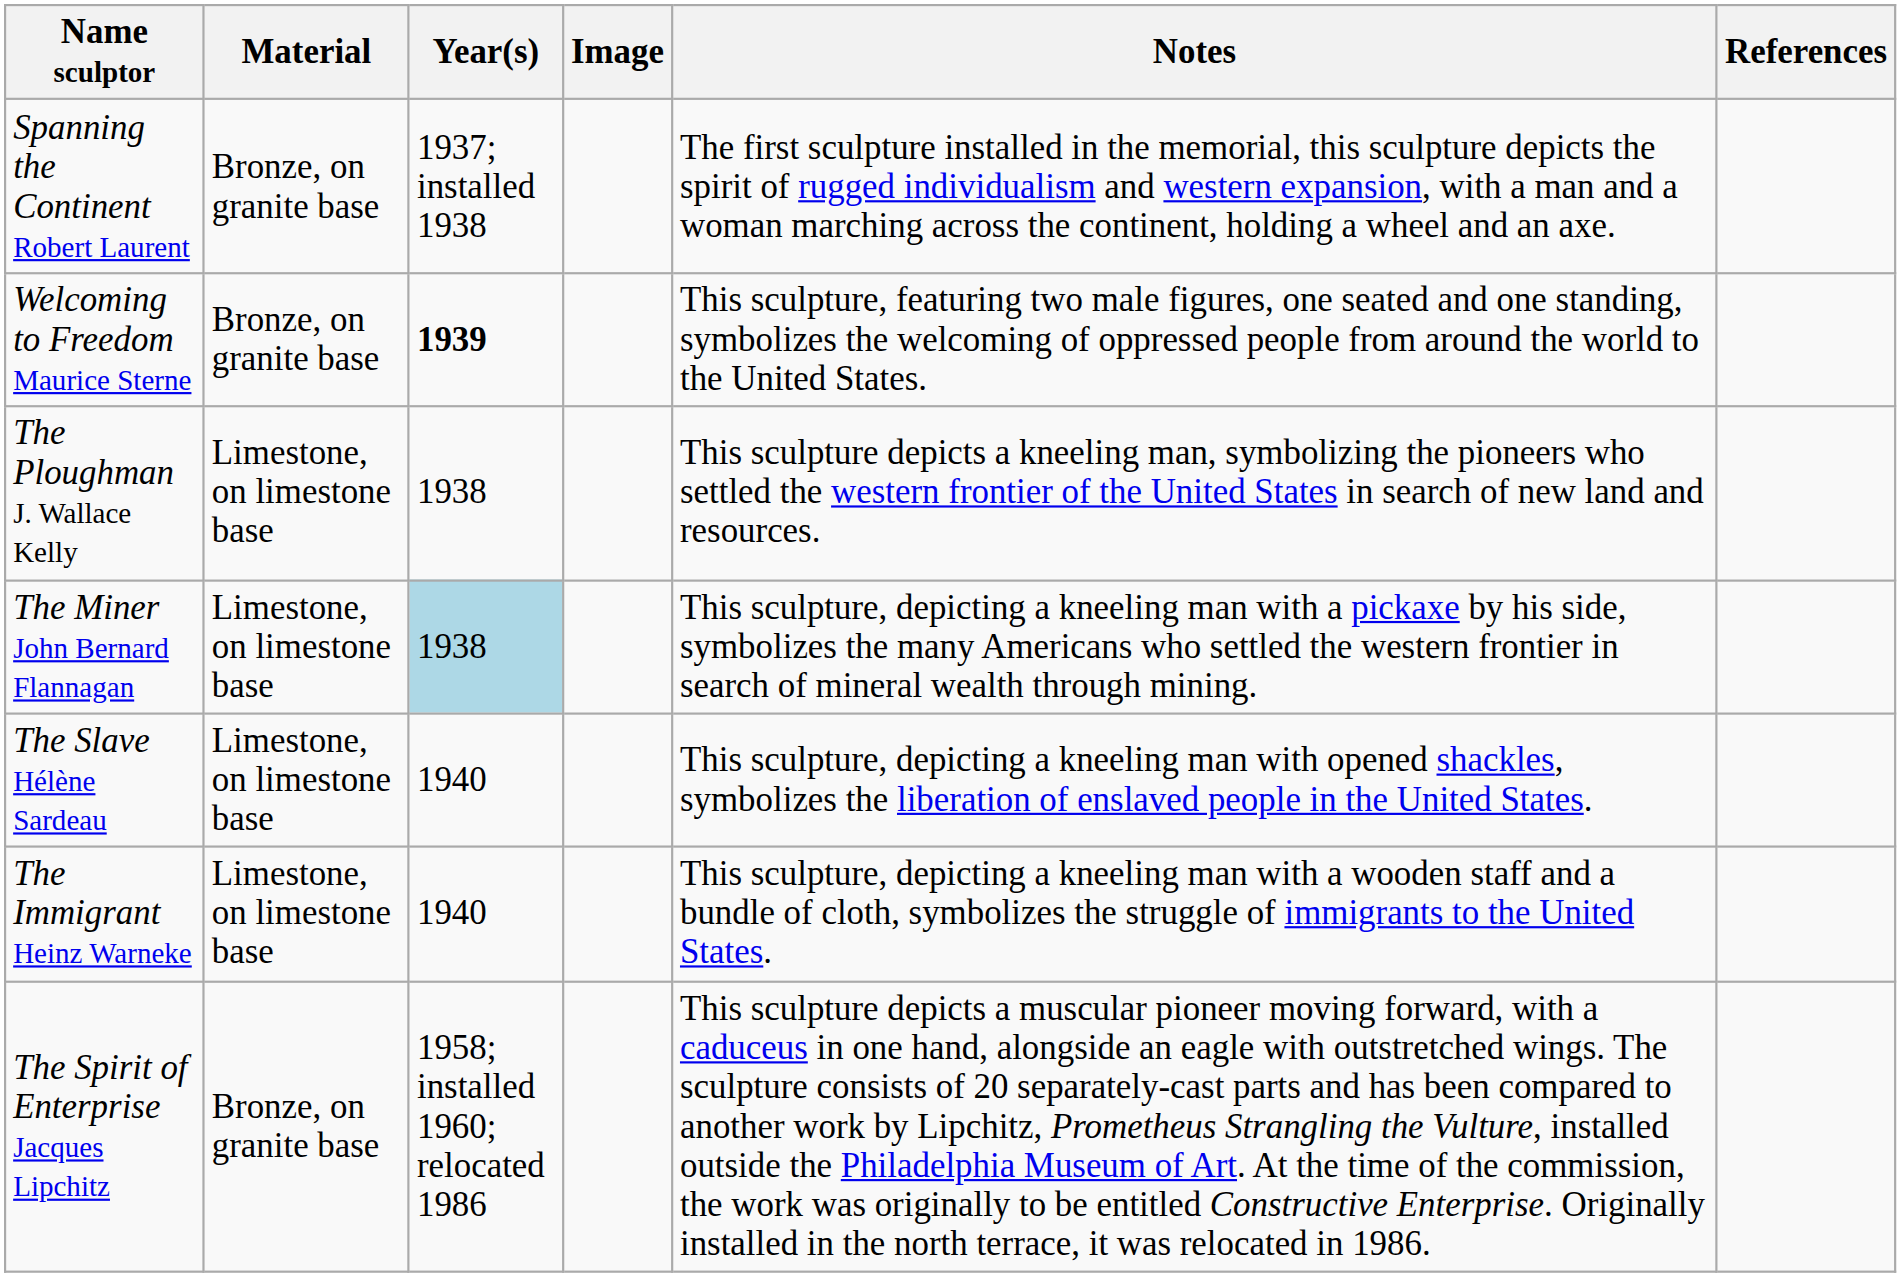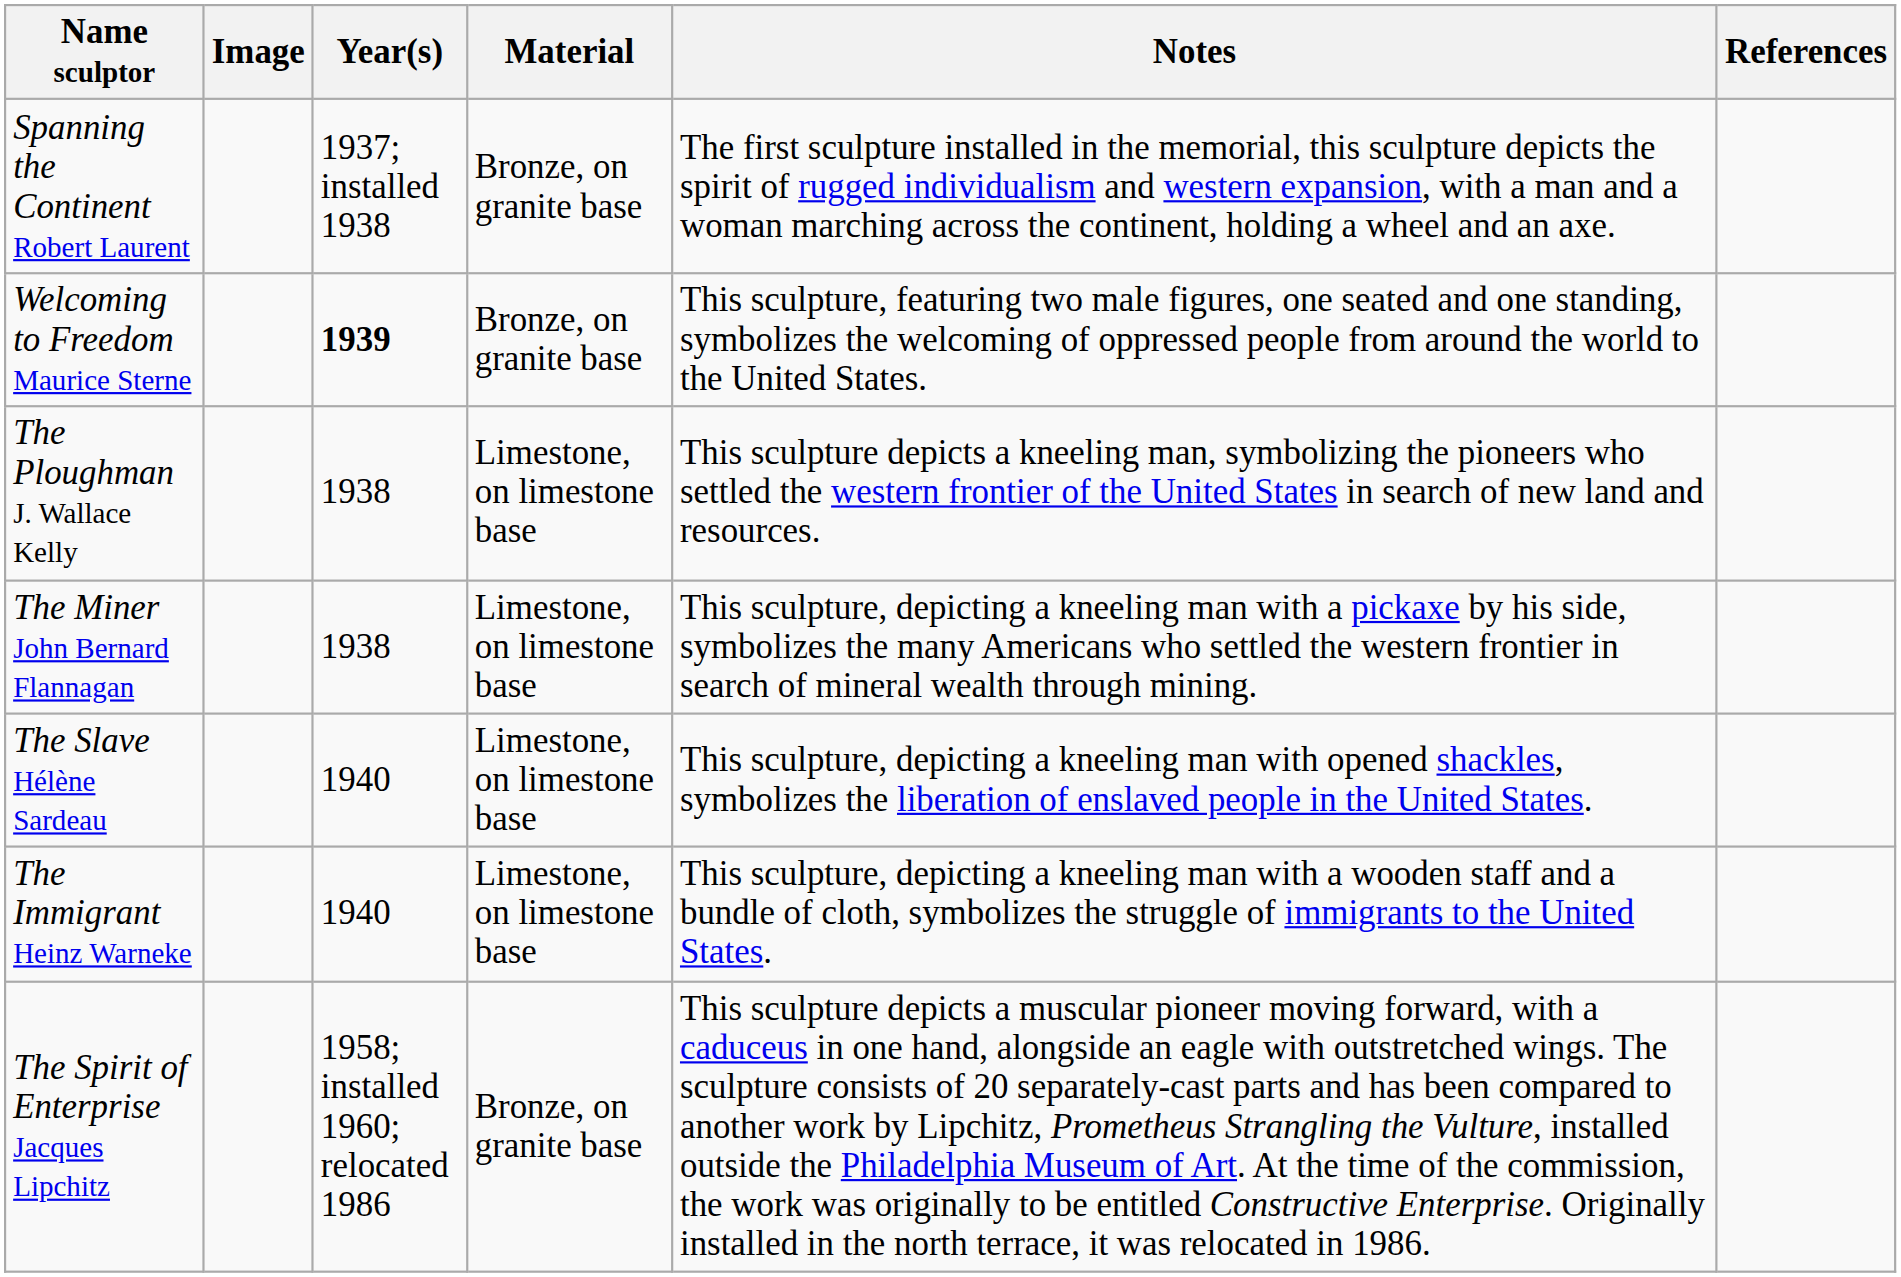columns swapped: (617, 51) <-> (306, 51)
(452, 645) lightblue background -> (356, 645) no background
